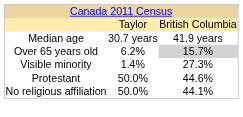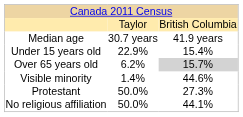+ row: (56, 51)
(198, 65) 27.3% -> (198, 78) 44.6%
(198, 78) 44.6% -> (198, 91) 27.3%
